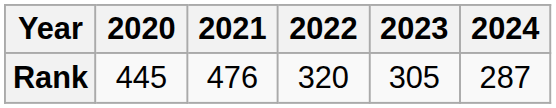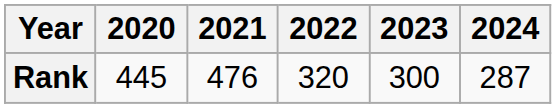(414, 77) 305 -> (414, 77) 300
